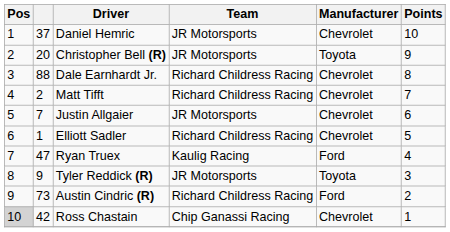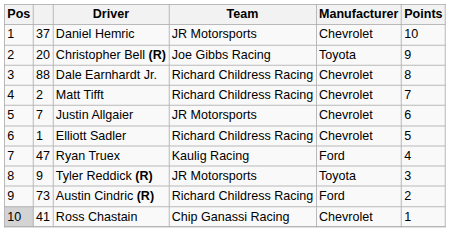(214, 54) JR Motorsports -> (221, 54) Joe Gibbs Racing
(43, 216) 42 -> (43, 216) 41
